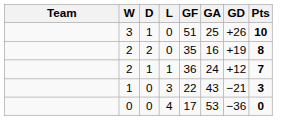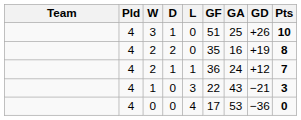+ column: (131, 13)
